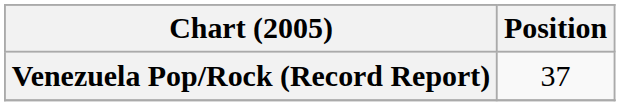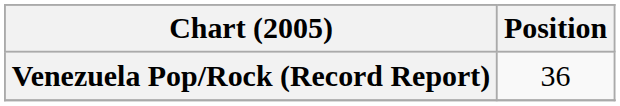(556, 75) 37 -> (556, 75) 36
